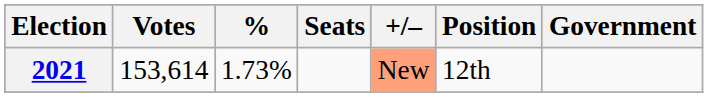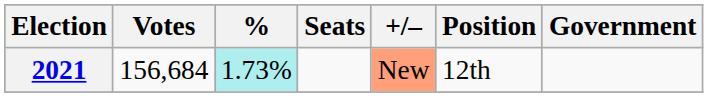(164, 69) 153,614 -> (164, 69) 156,684
(256, 69) no background -> (256, 69) paleturquoise background
